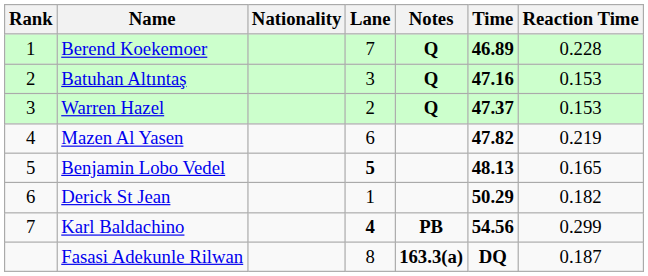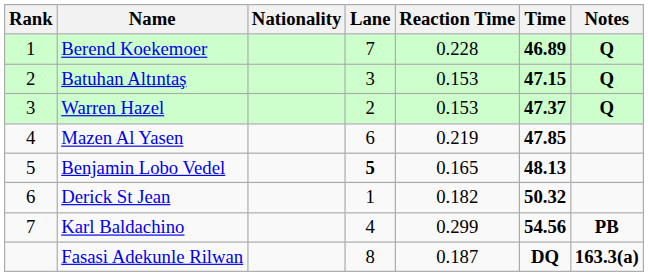columns swapped: (581, 19) <-> (431, 19)
(493, 78) 47.16 -> (545, 78) 47.15
(493, 138) 47.82 -> (545, 138) 47.85
(493, 197) 50.29 -> (545, 197) 50.32
(370, 227) bold -> (370, 227) normal
